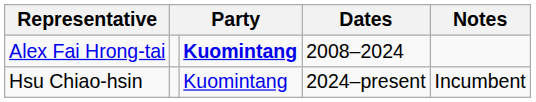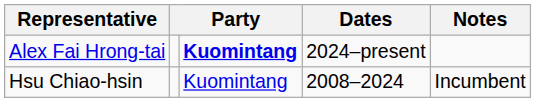(355, 50) 2008–2024 -> (366, 50) 2024–present
(366, 81) 2024–present -> (355, 81) 2008–2024
